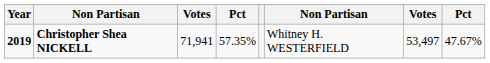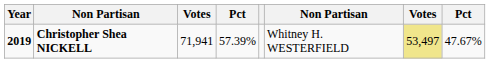(237, 41) 57.35% -> (237, 41) 57.39%
(423, 41) no background -> (423, 41) khaki background
